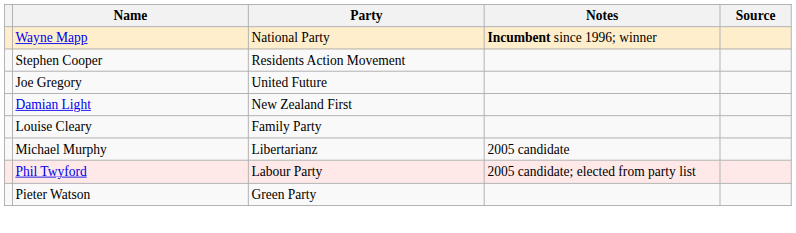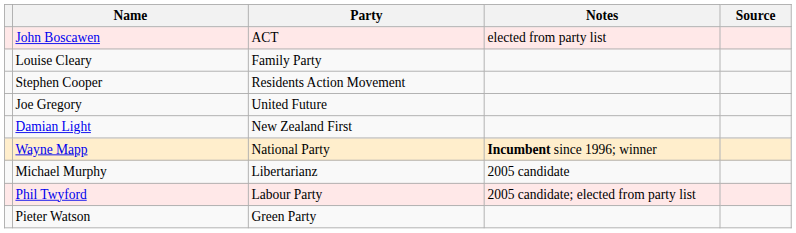+ row: (58, 38)
rows swapped: (54, 127) <-> (52, 38)
